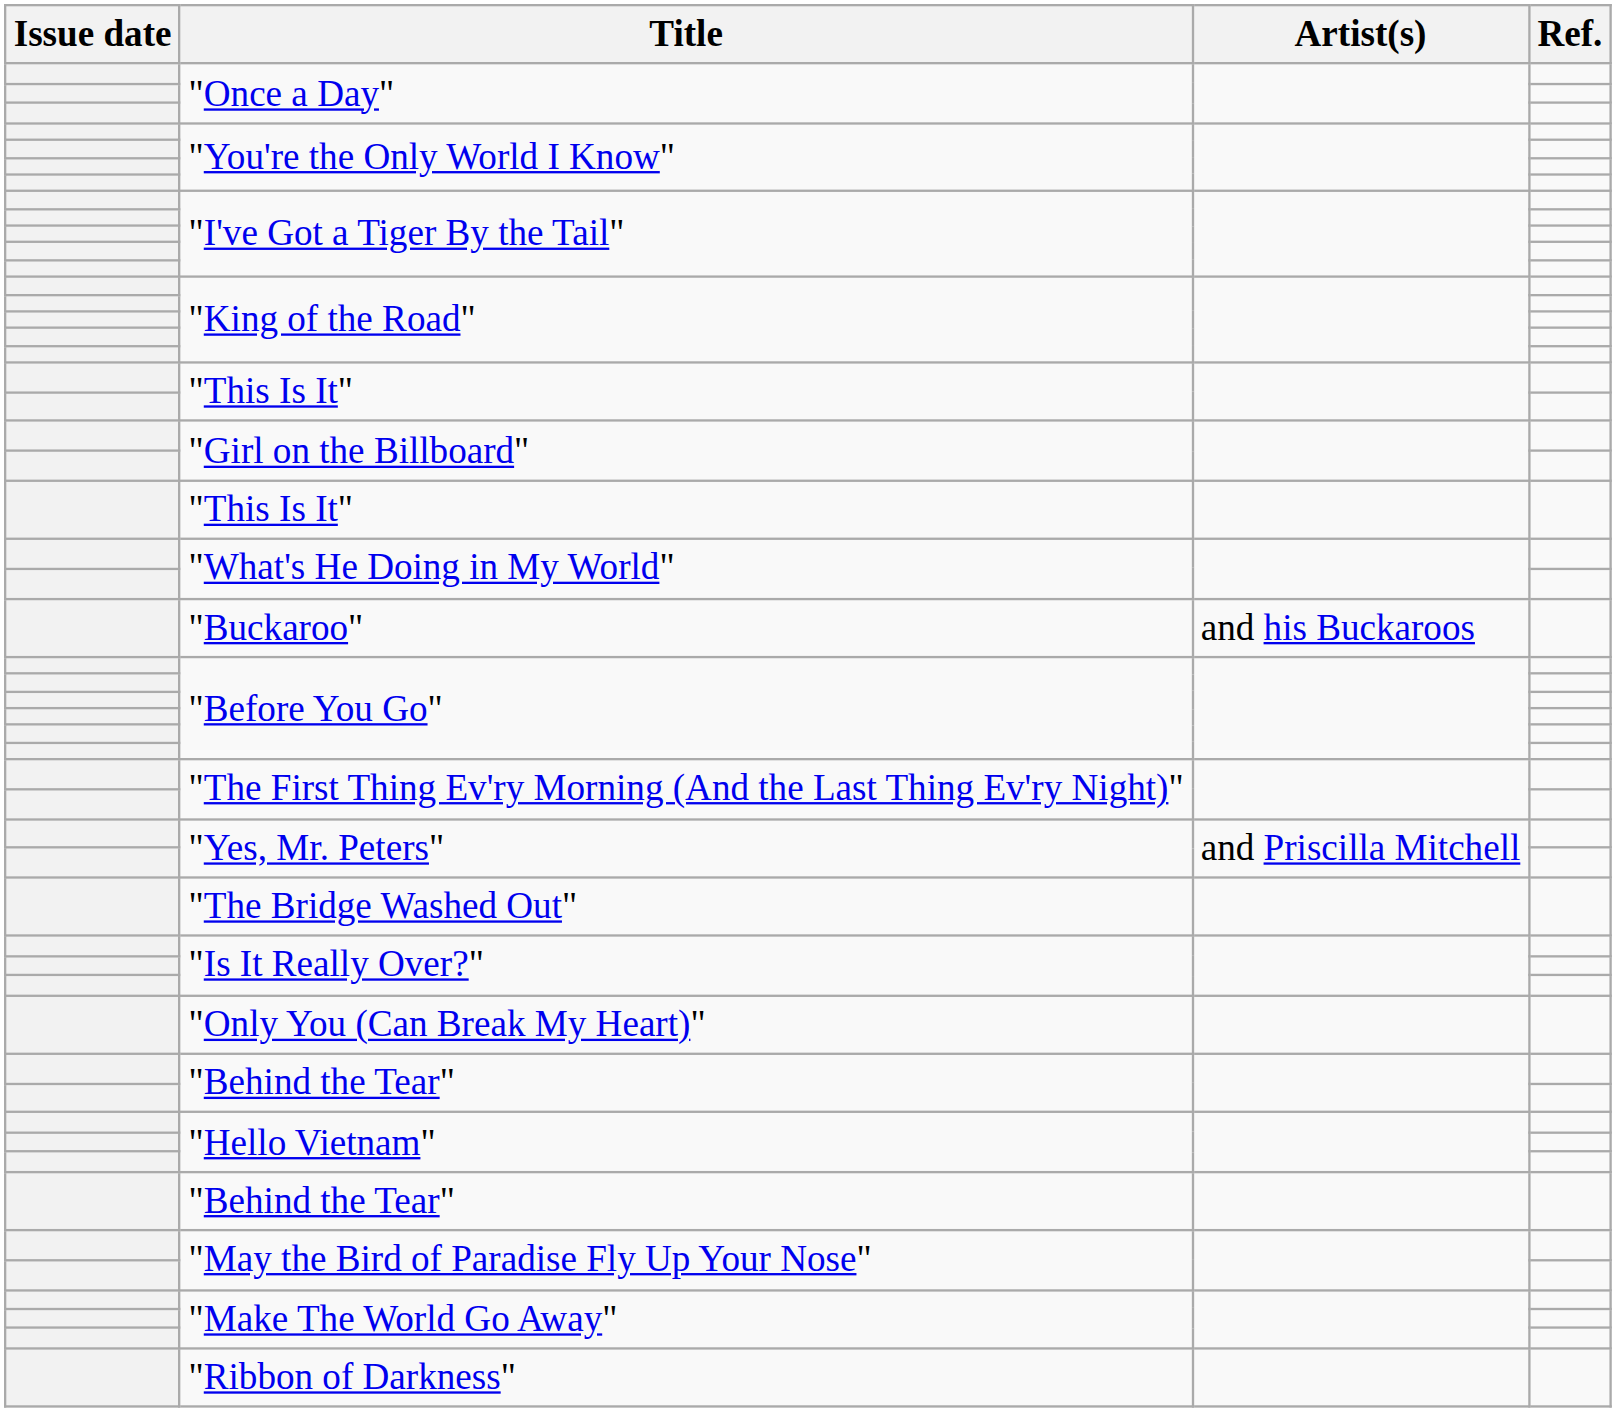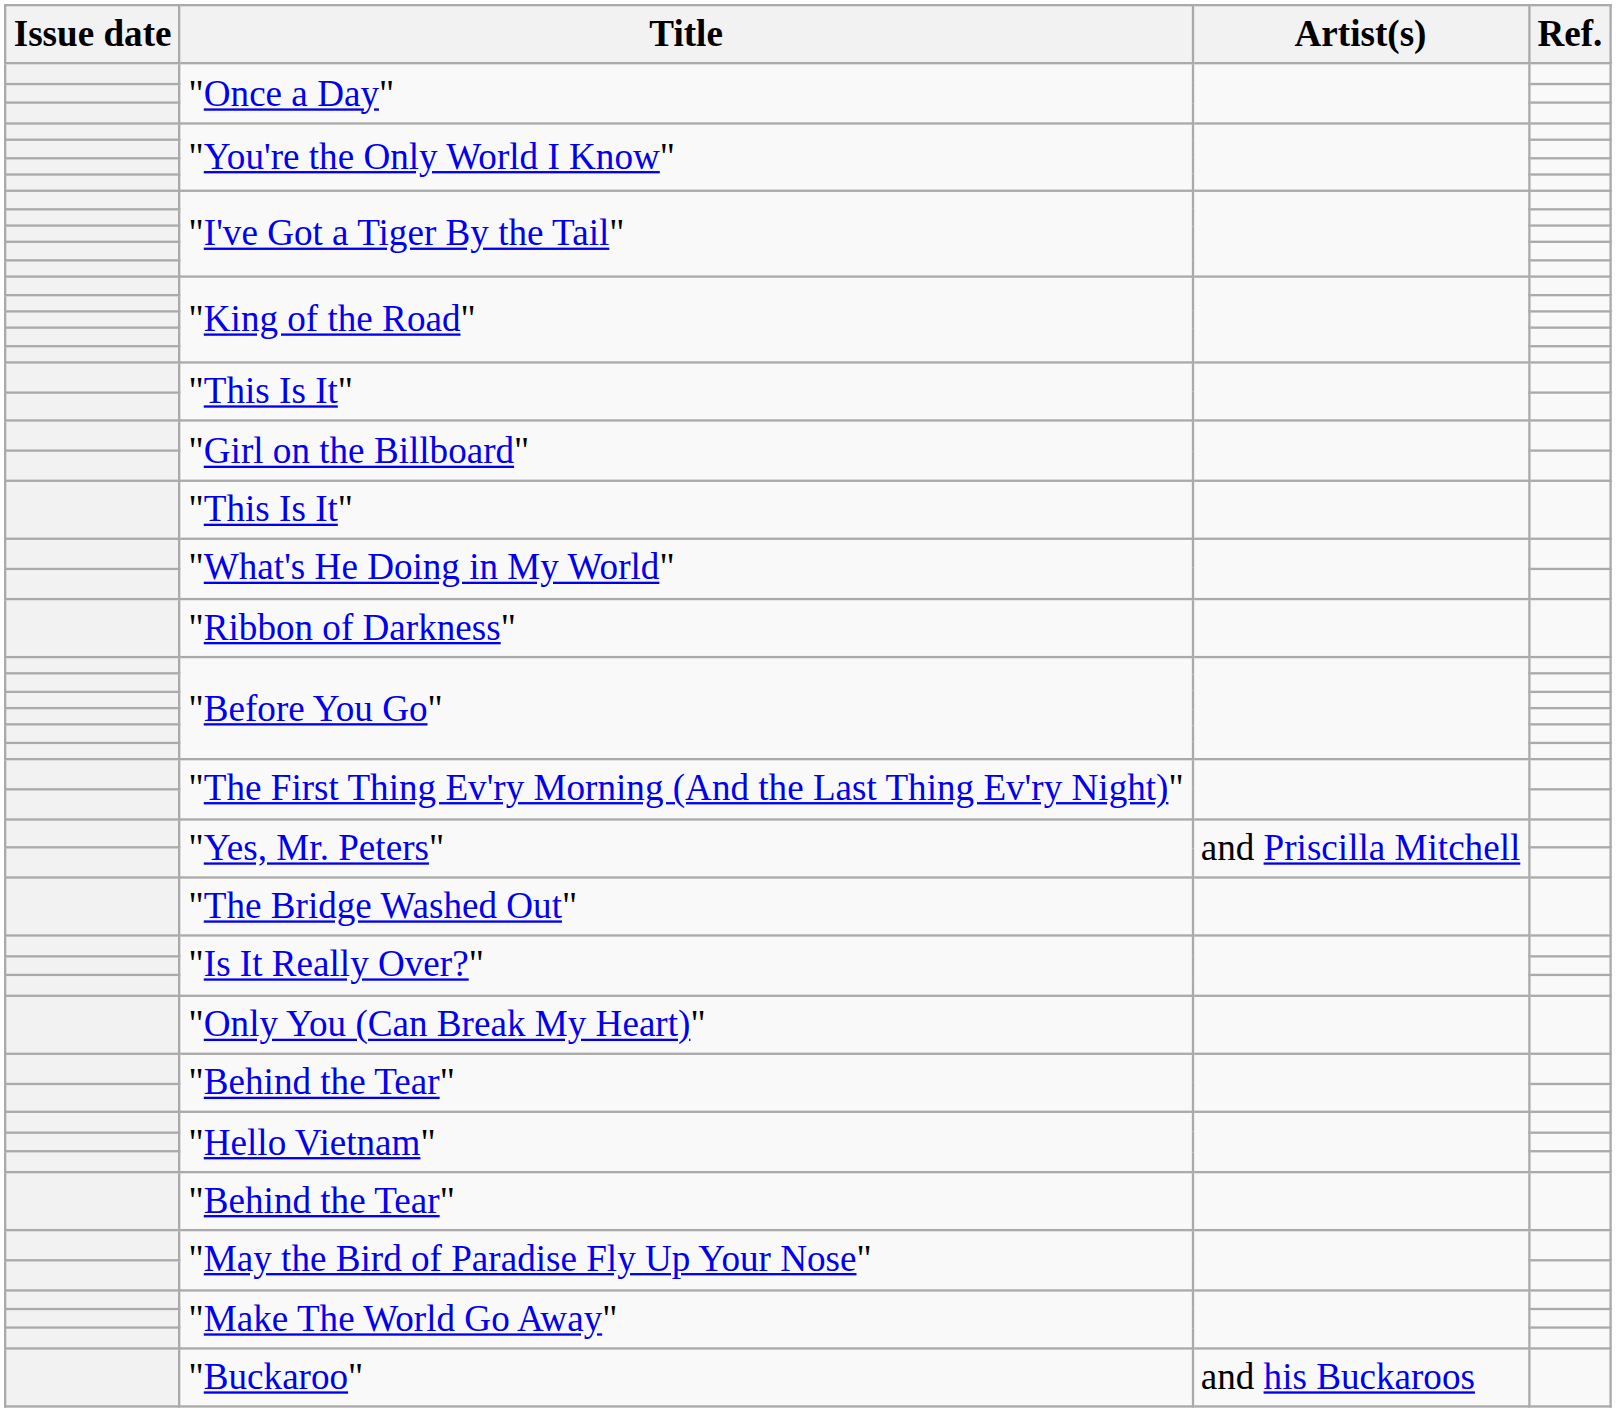rows swapped: (352, 1376) <-> (276, 626)
